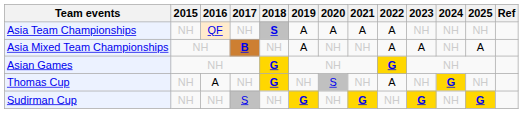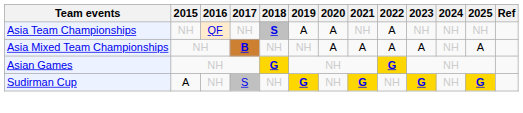(363, 31) A -> (363, 31) NH
(304, 48) A -> (304, 48) NH
(333, 48) NH -> (333, 48) A
(363, 48) NH -> (363, 48) A
- row: (38, 83)
(186, 100) NH -> (186, 83) A
